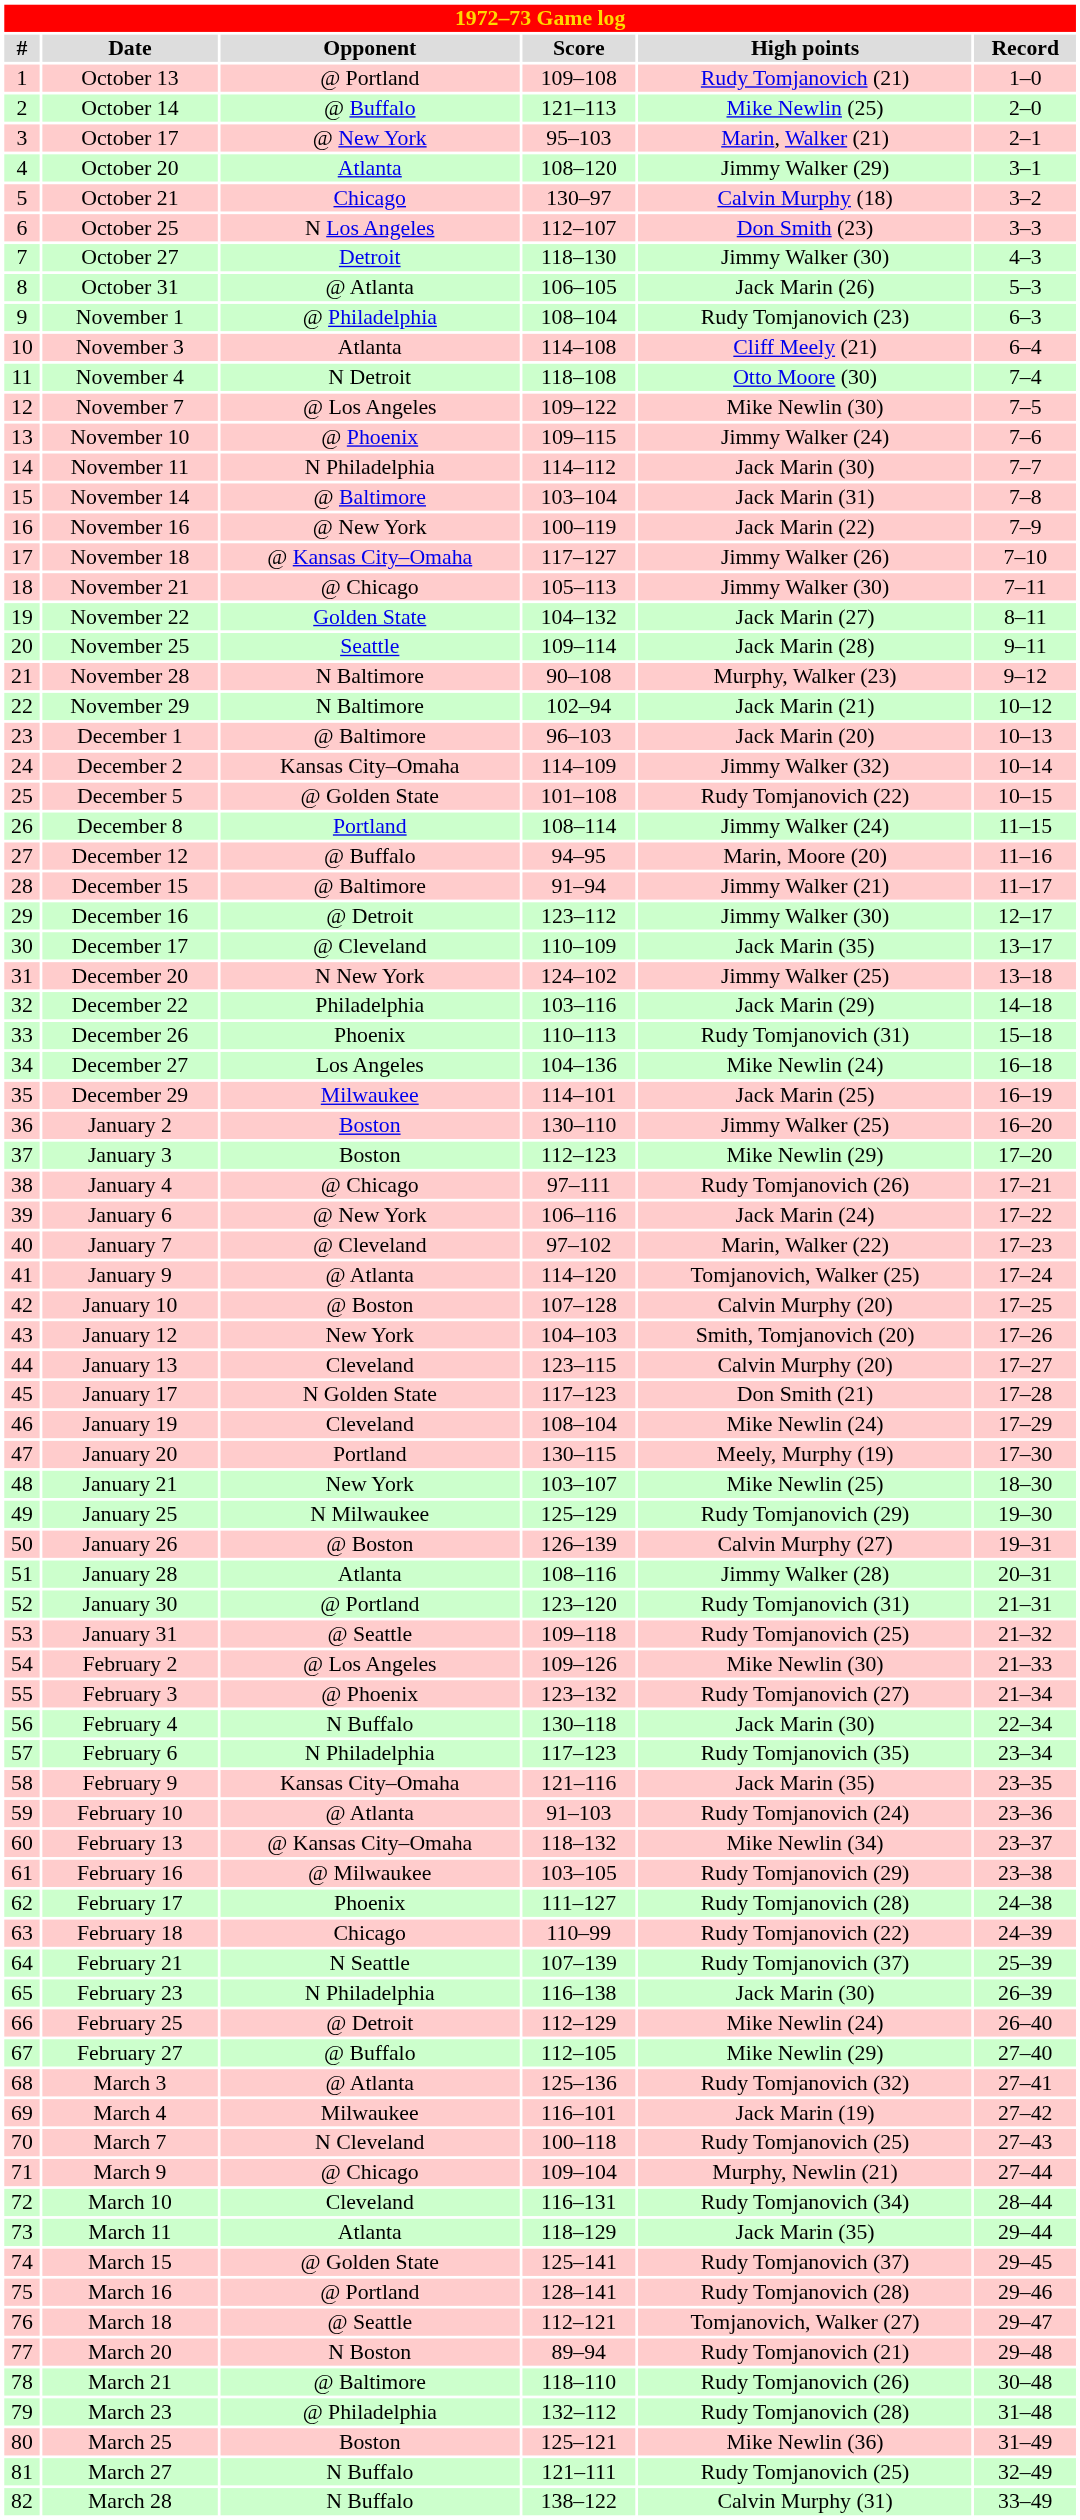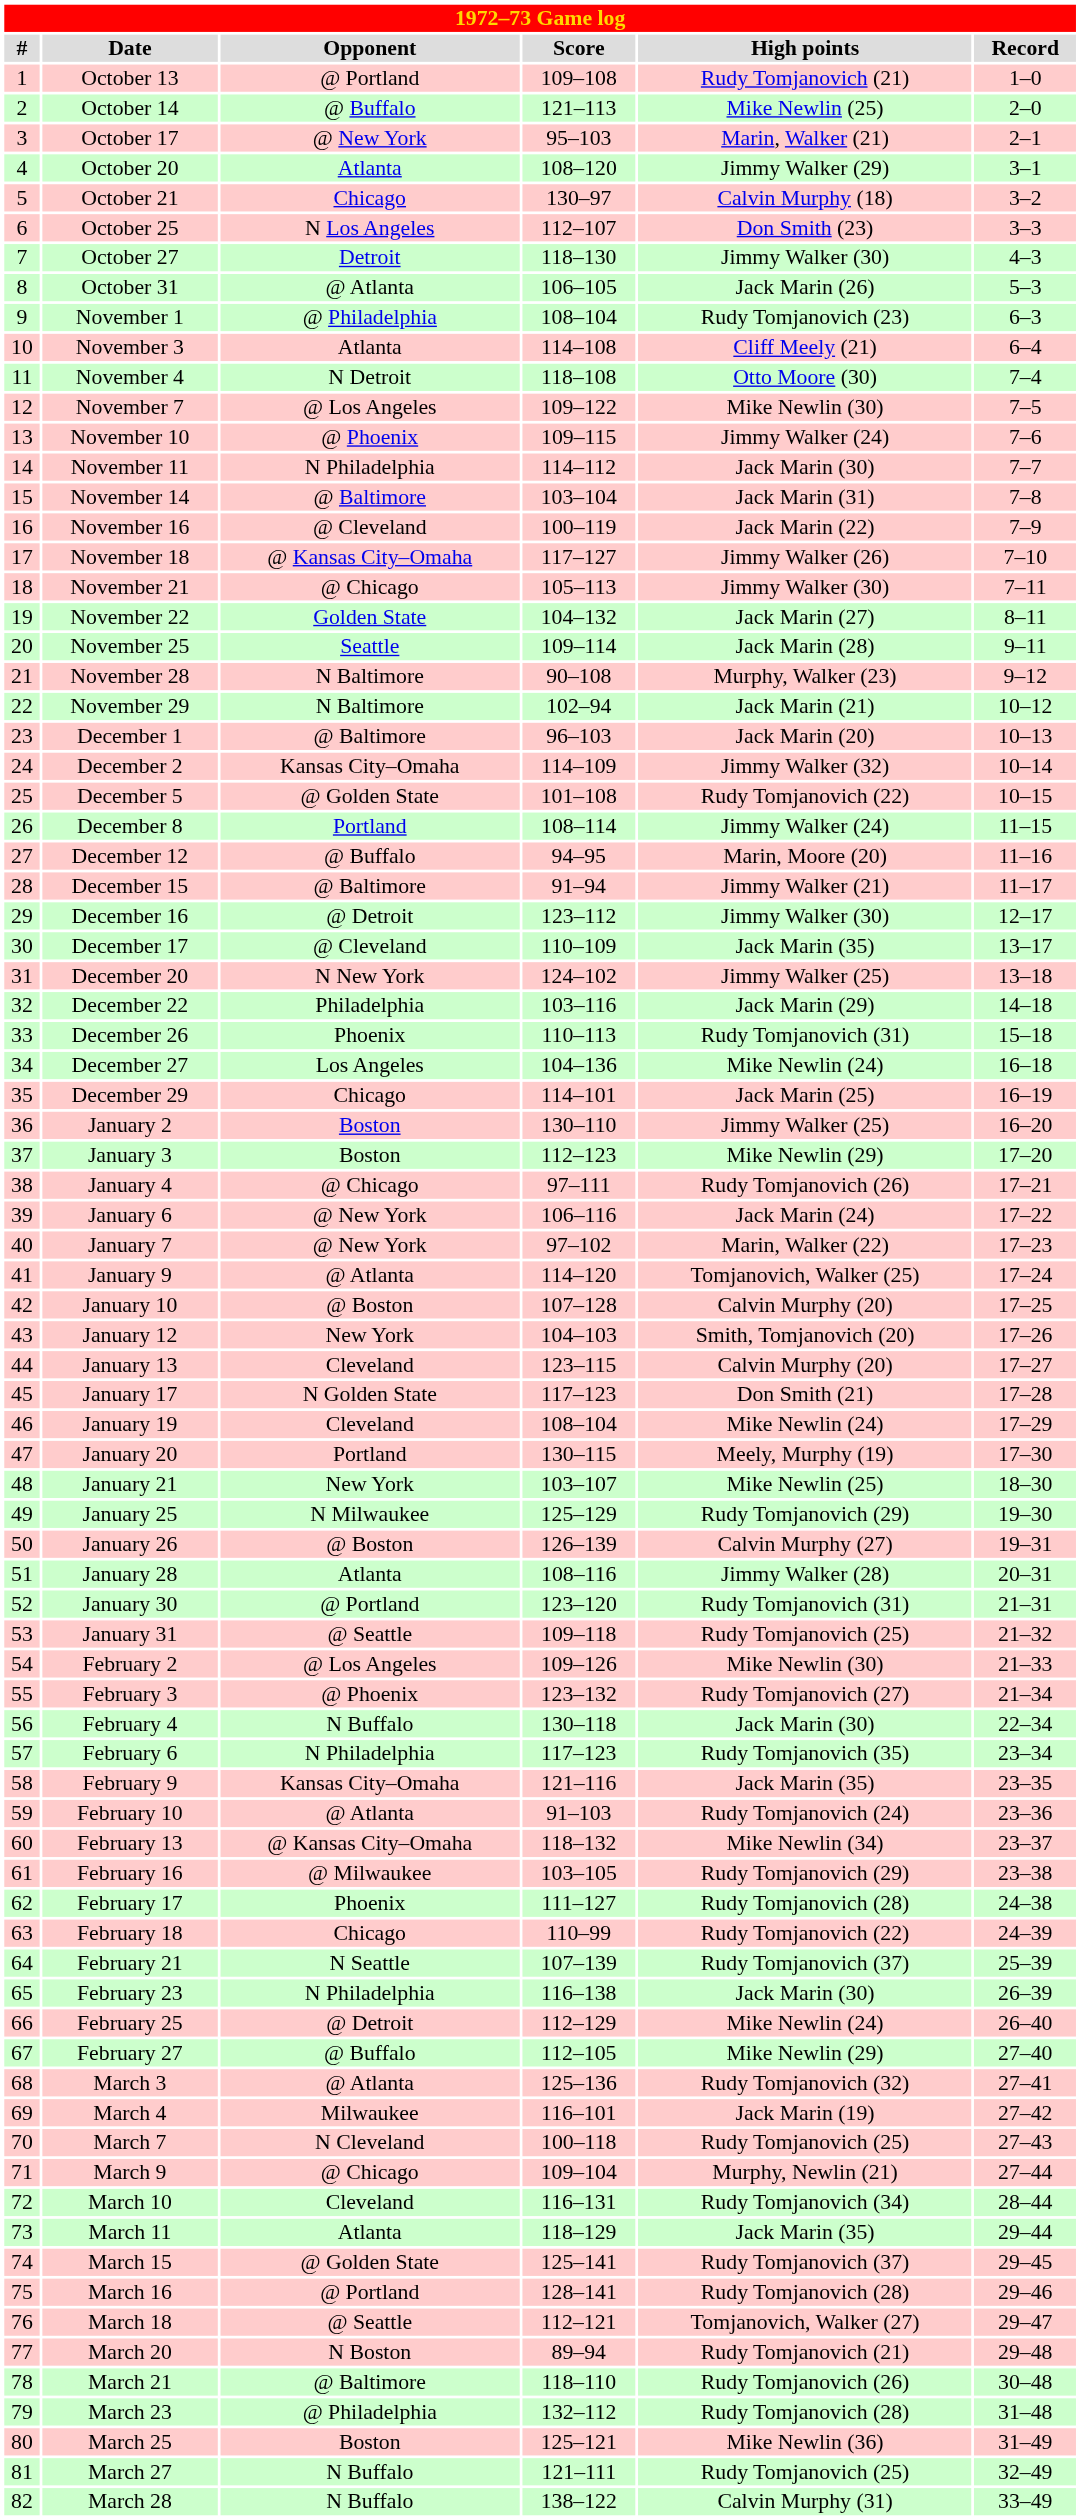(370, 526) @ New York -> (370, 526) @ Cleveland
(370, 1095) Milwaukee -> (370, 1095) Chicago
(370, 1244) @ Cleveland -> (370, 1244) @ New York
